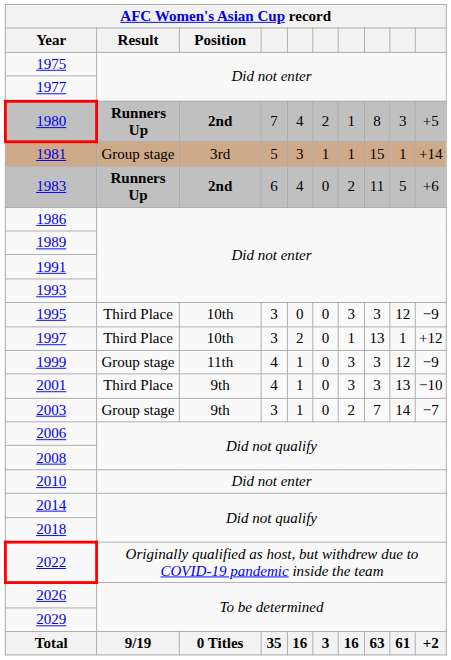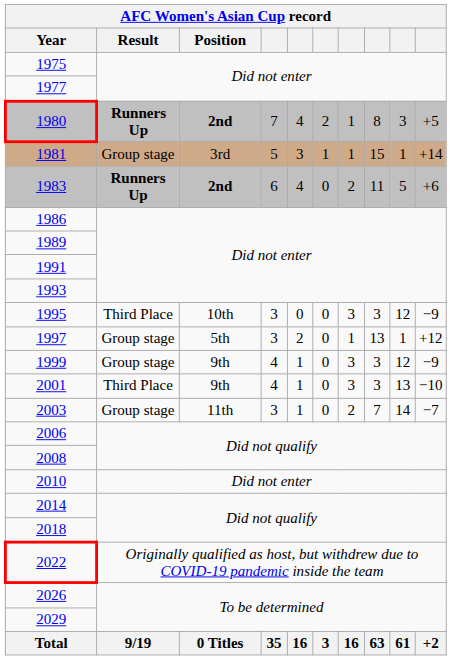(138, 338) Third Place -> (138, 338) Group stage
(220, 338) 10th -> (220, 338) 5th
(220, 362) 11th -> (220, 362) 9th
(220, 409) 9th -> (220, 409) 11th
